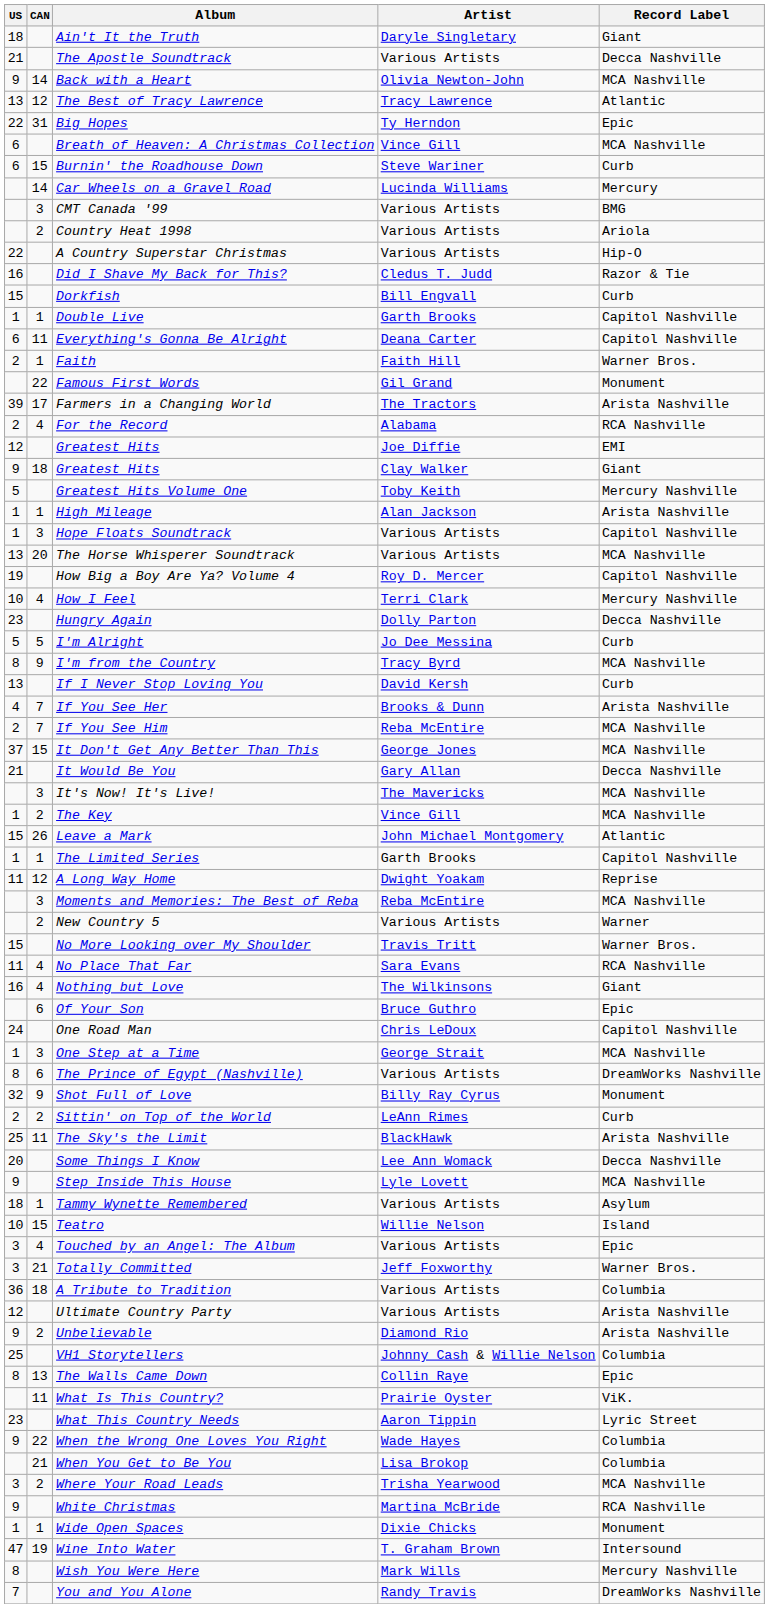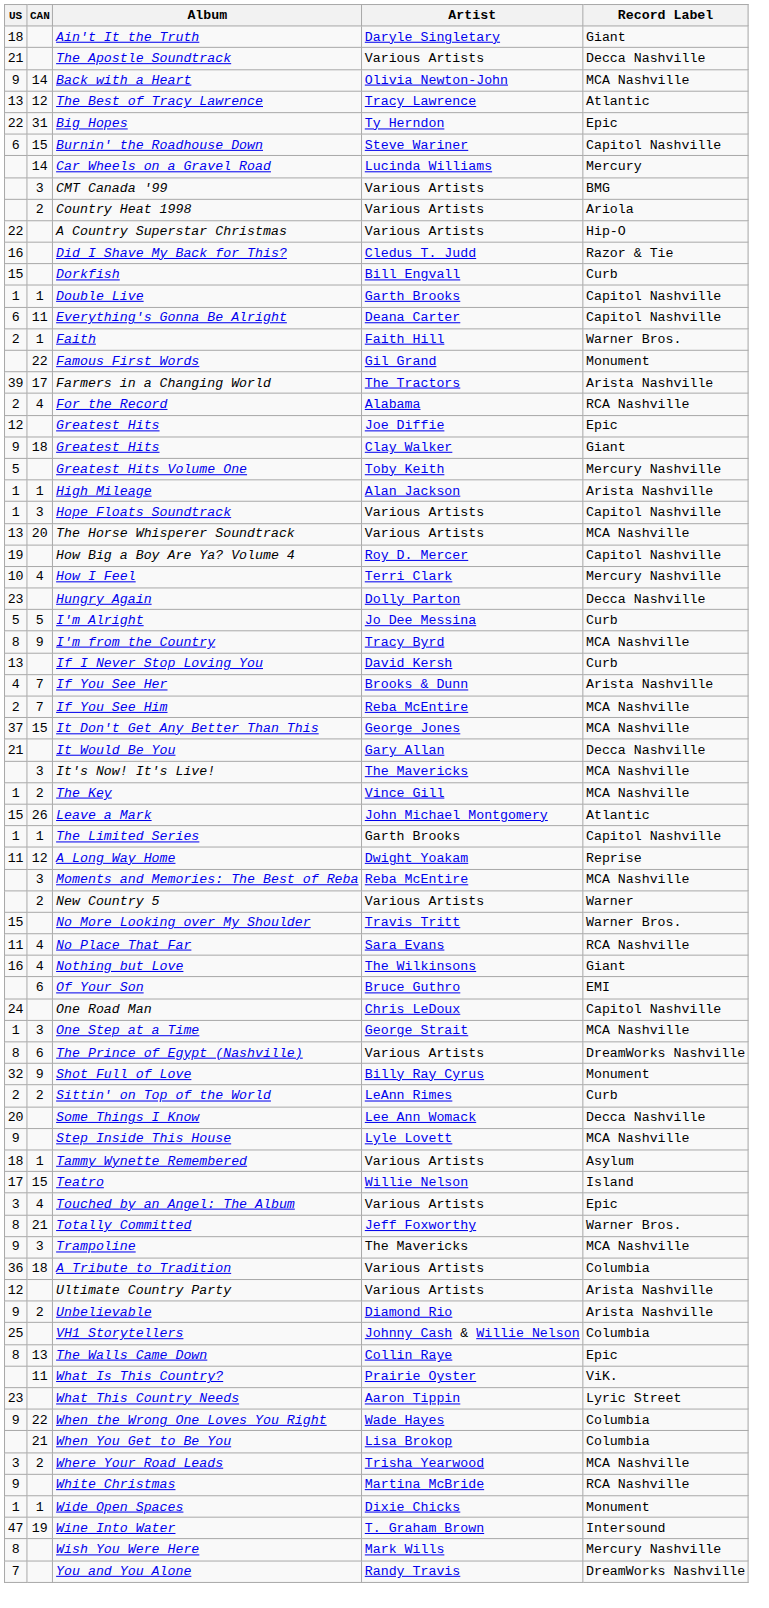- row: (215, 145)
(618, 167) Curb -> (654, 145) Capitol Nashville
(614, 448) EMI -> (602, 426) Epic
(618, 1009) Epic -> (598, 988) EMI
- row: (132, 1139)
(16, 1226) 10 -> (16, 1182) 17
(16, 1269) 3 -> (16, 1226) 8
+ row: (96, 1247)
